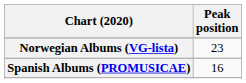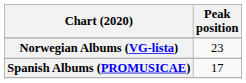(217, 68) 16 -> (217, 68) 17
